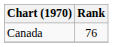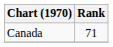(91, 32) 76 -> (91, 32) 71
